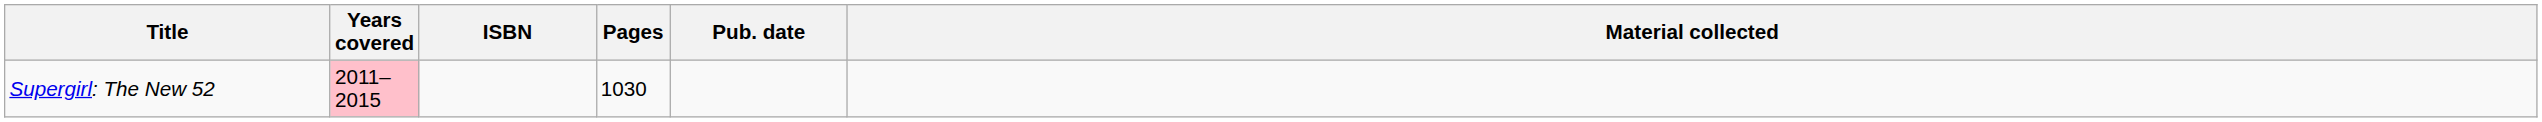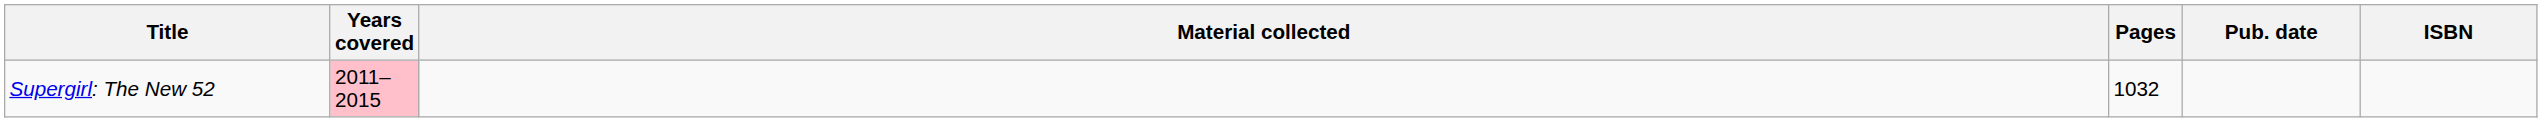columns swapped: (1692, 32) <-> (507, 32)
(624, 88) 1030 -> (2136, 88) 1032
